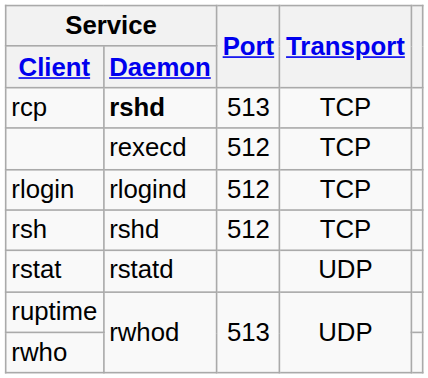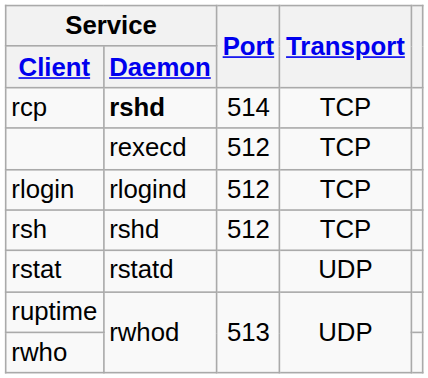(248, 107) 513 -> (248, 107) 514
